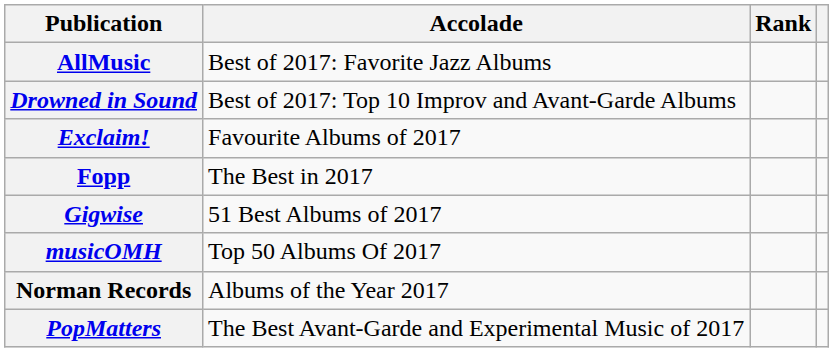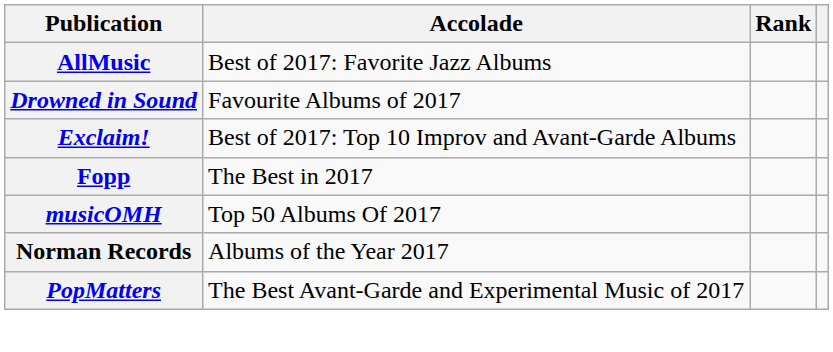(472, 99) Best of 2017: Top 10 Improv and Avant-Garde Albums -> (334, 99) Favourite Albums of 2017
(334, 137) Favourite Albums of 2017 -> (472, 137) Best of 2017: Top 10 Improv and Avant-Garde Albums
- row: (104, 213)
